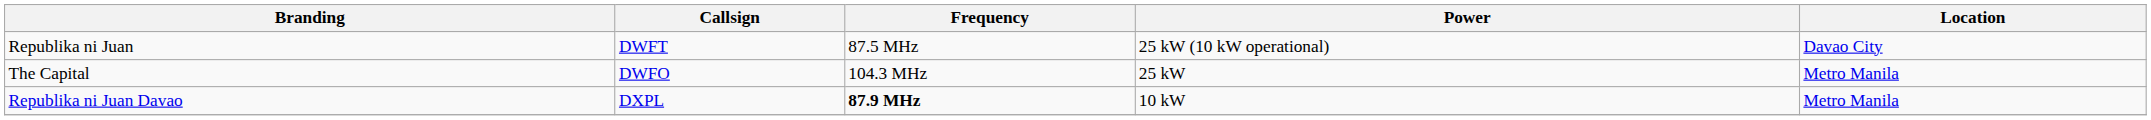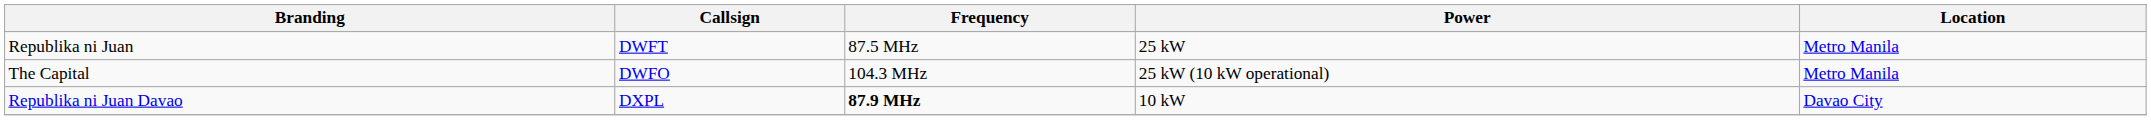(1234, 45) 25 kW (10 kW operational) -> (1162, 45) 25 kW
(1843, 45) Davao City -> (1851, 45) Metro Manila
(1162, 73) 25 kW -> (1234, 73) 25 kW (10 kW operational)
(1851, 100) Metro Manila -> (1843, 100) Davao City
